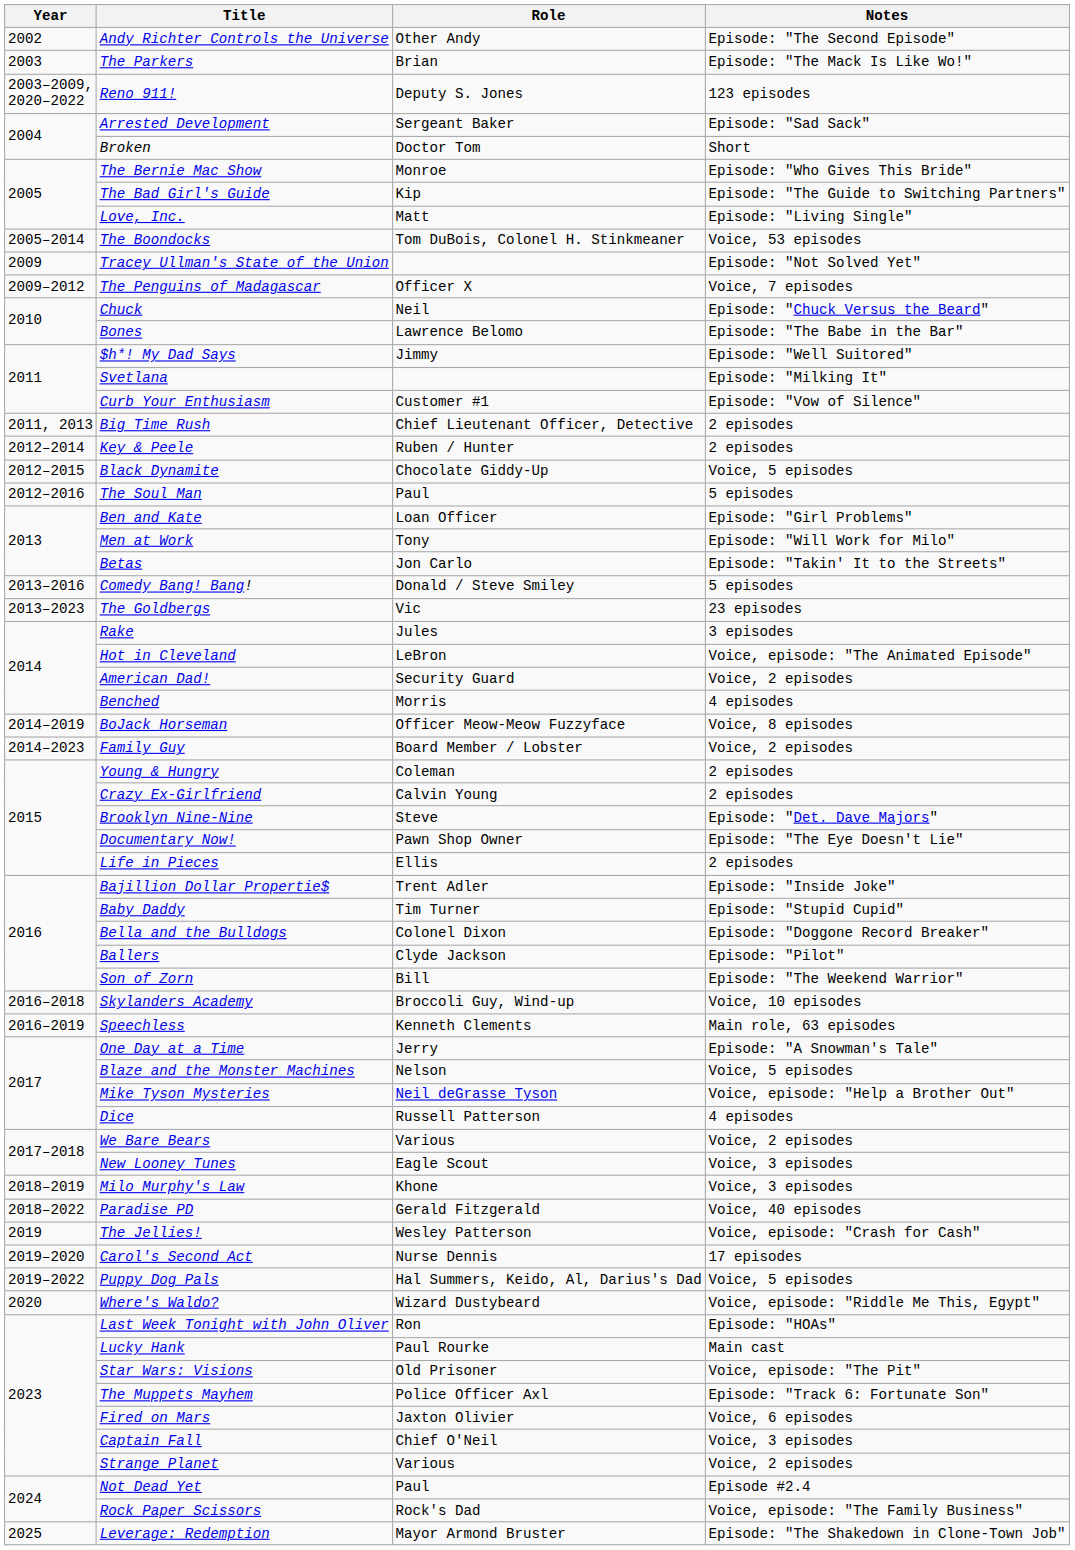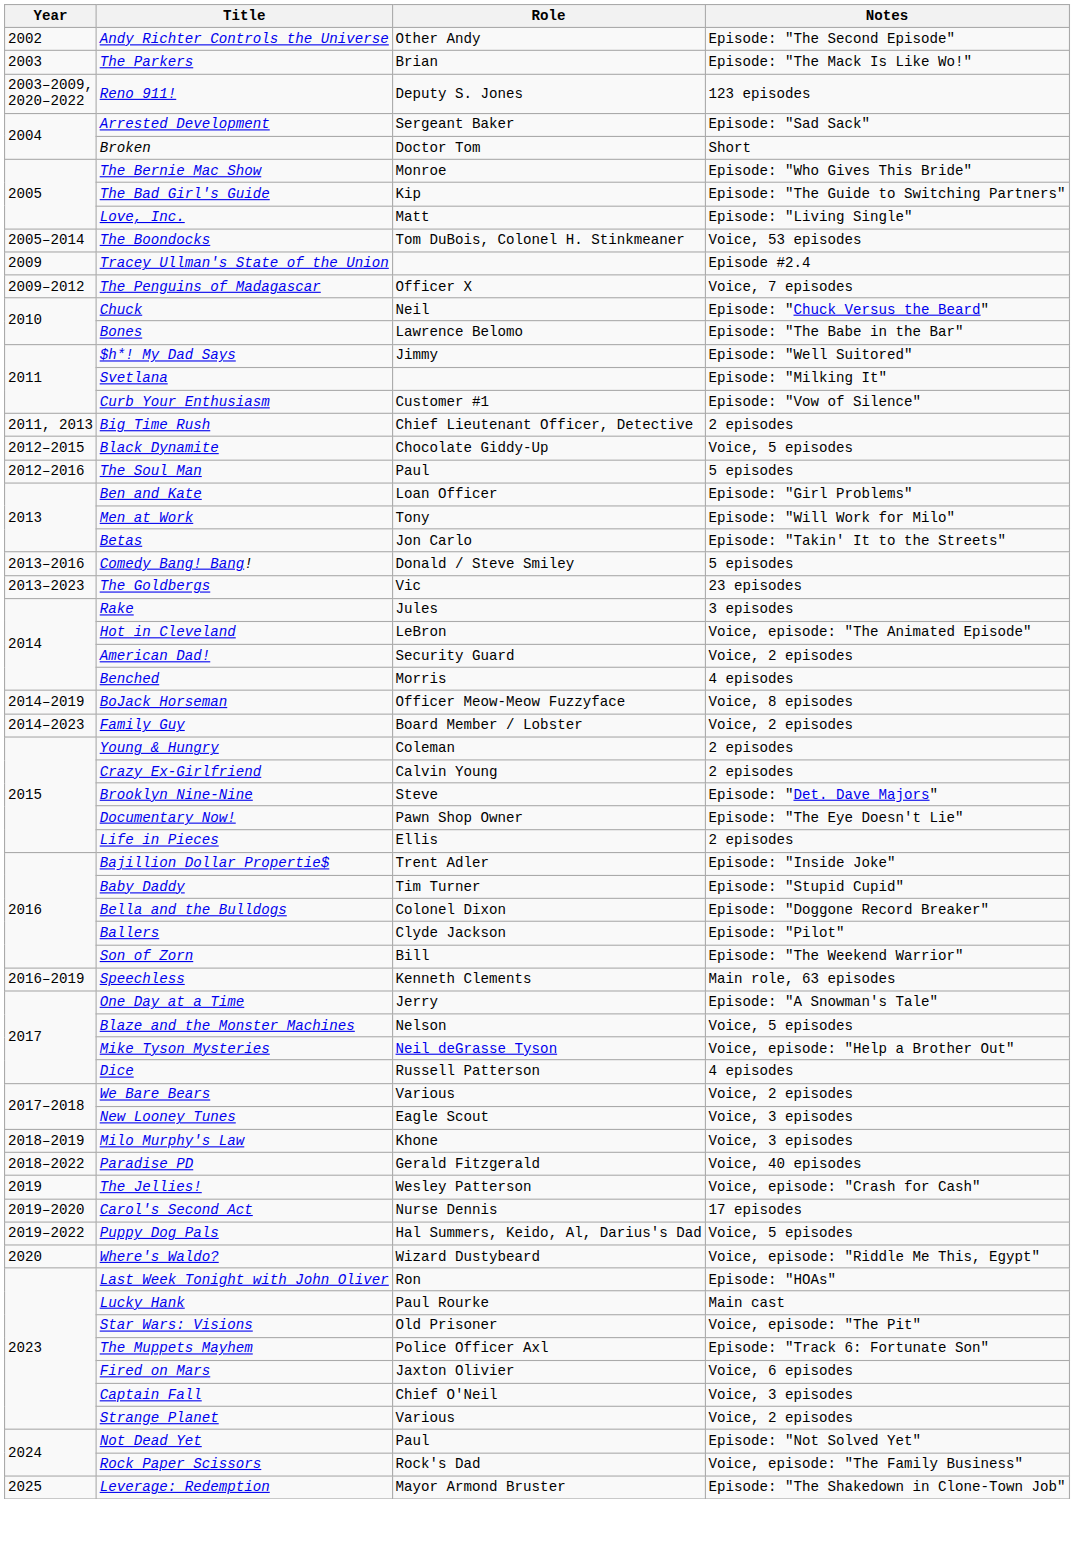(815, 263) Episode: "Not Solved Yet" -> (759, 263) Episode #2.4
- row: (146, 448)
- row: (176, 1002)
(759, 1487) Episode #2.4 -> (815, 1441) Episode: "Not Solved Yet"
